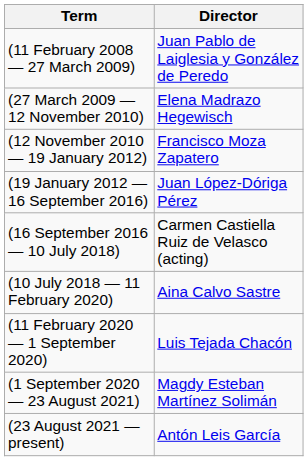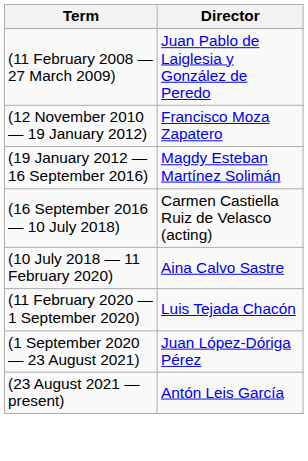- row: (76, 108)
(222, 191) Juan López-Dóriga Pérez -> (221, 167) Magdy Esteban Martínez Solimán
(217, 392) Magdy Esteban Martínez Solimán -> (226, 351) Juan López-Dóriga Pérez
